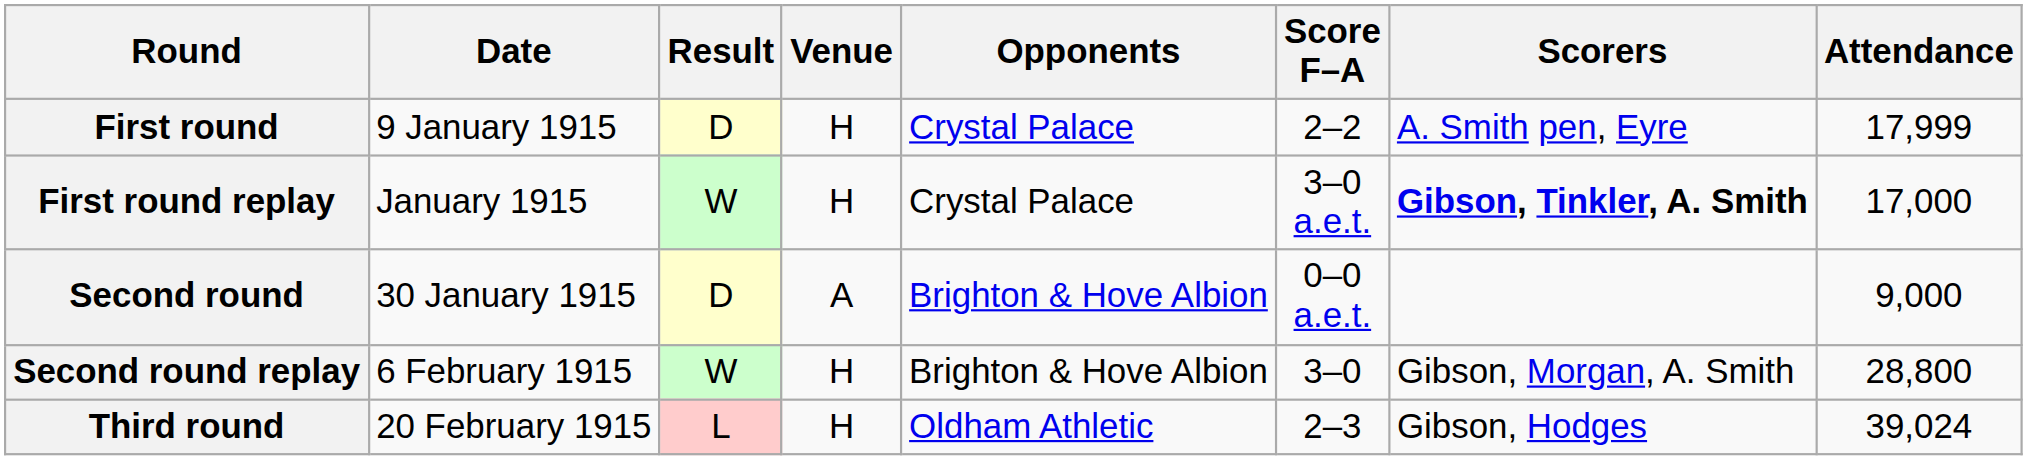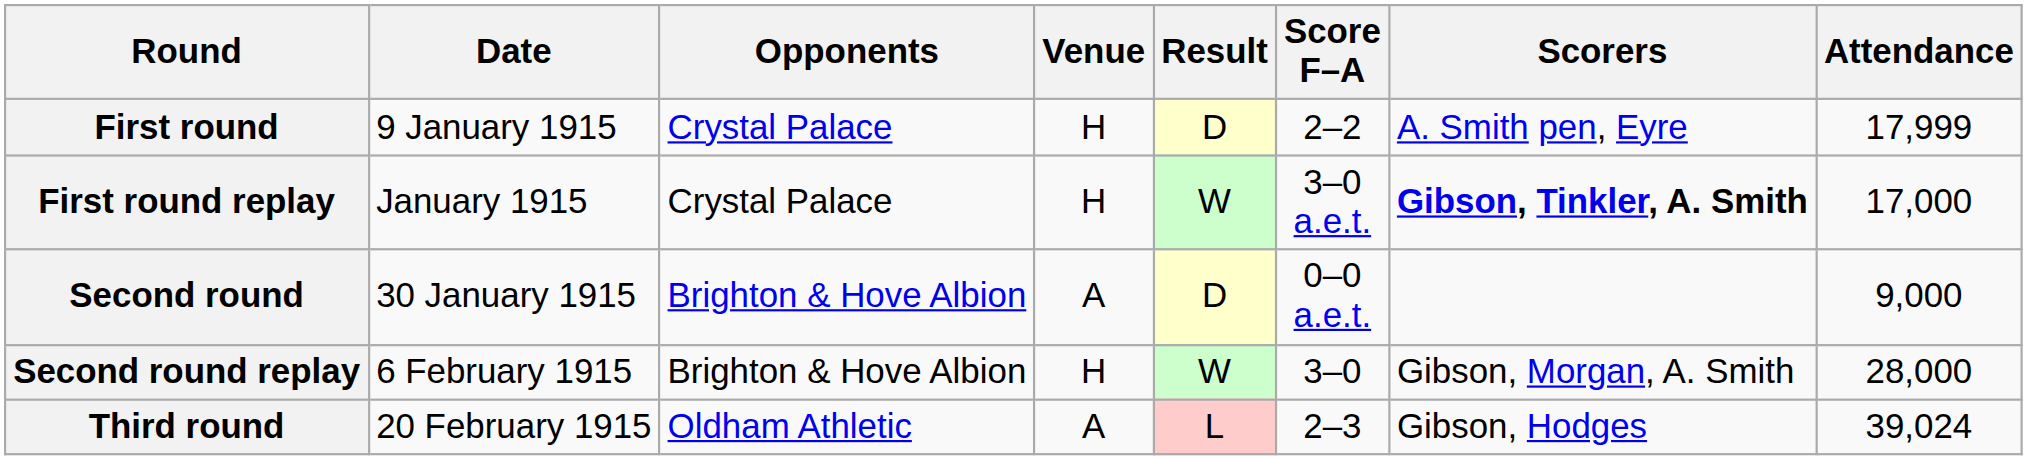columns swapped: (1088, 51) <-> (721, 51)
(1919, 371) 28,800 -> (1919, 371) 28,000
(842, 426) H -> (1094, 426) A
